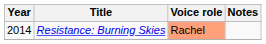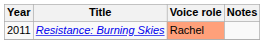(19, 30) 2014 -> (19, 30) 2011
